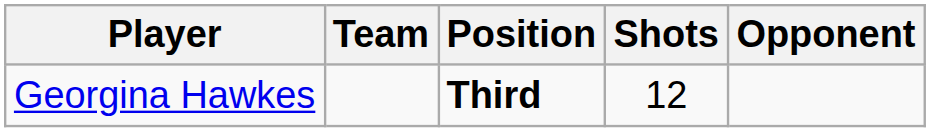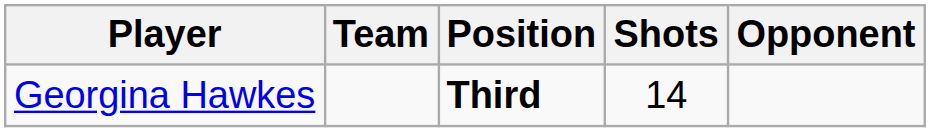(666, 94) 12 -> (666, 94) 14
